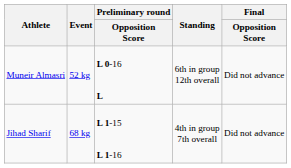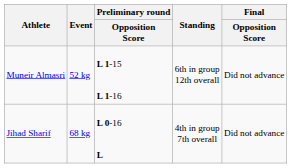(109, 80) L 0-16 L -> (109, 80) L 1-15 L 1-16
(109, 139) L 1-15 L 1-16 -> (109, 139) L 0-16 L
